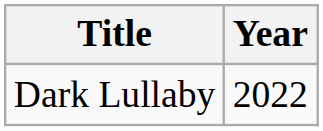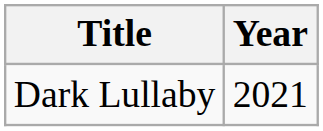(270, 93) 2022 -> (270, 93) 2021
